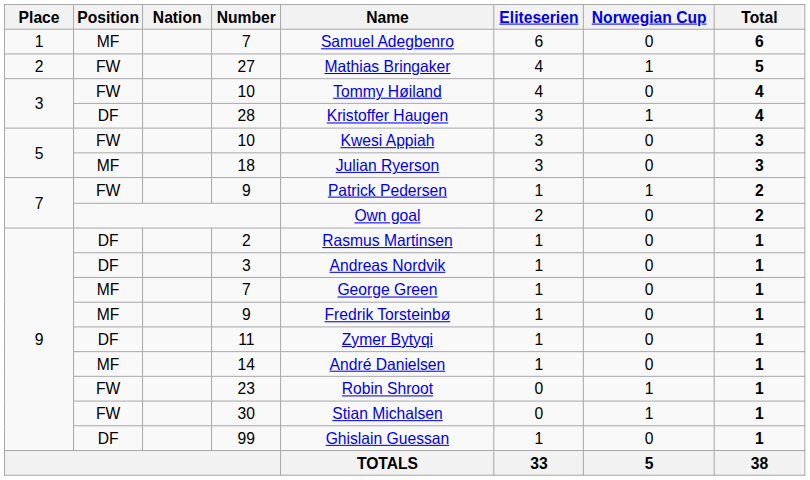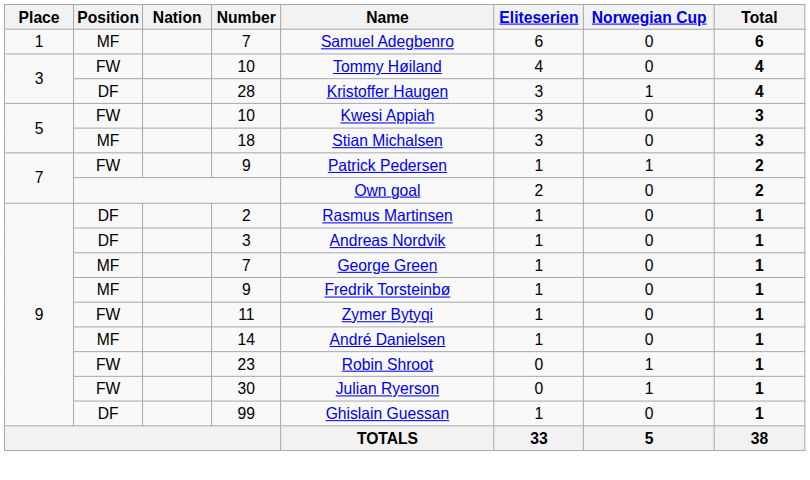- row: (39, 67)
(387, 166) Julian Ryerson -> (387, 141) Stian Michalsen
(108, 339) DF -> (108, 315) FW
(387, 414) Stian Michalsen -> (387, 389) Julian Ryerson
